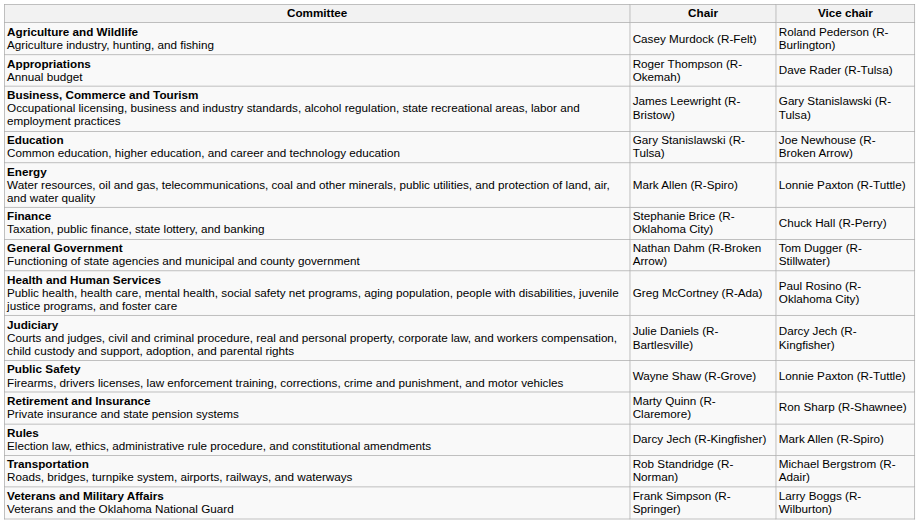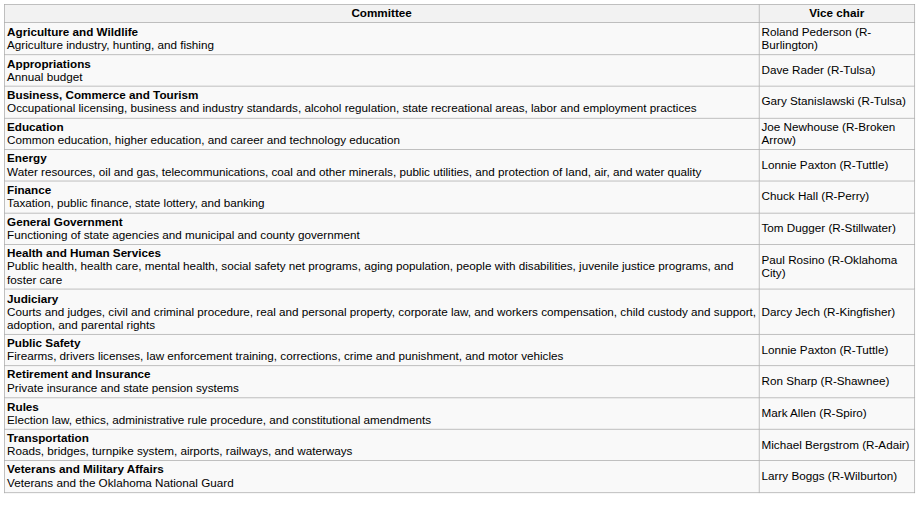- column: (703, 13)
